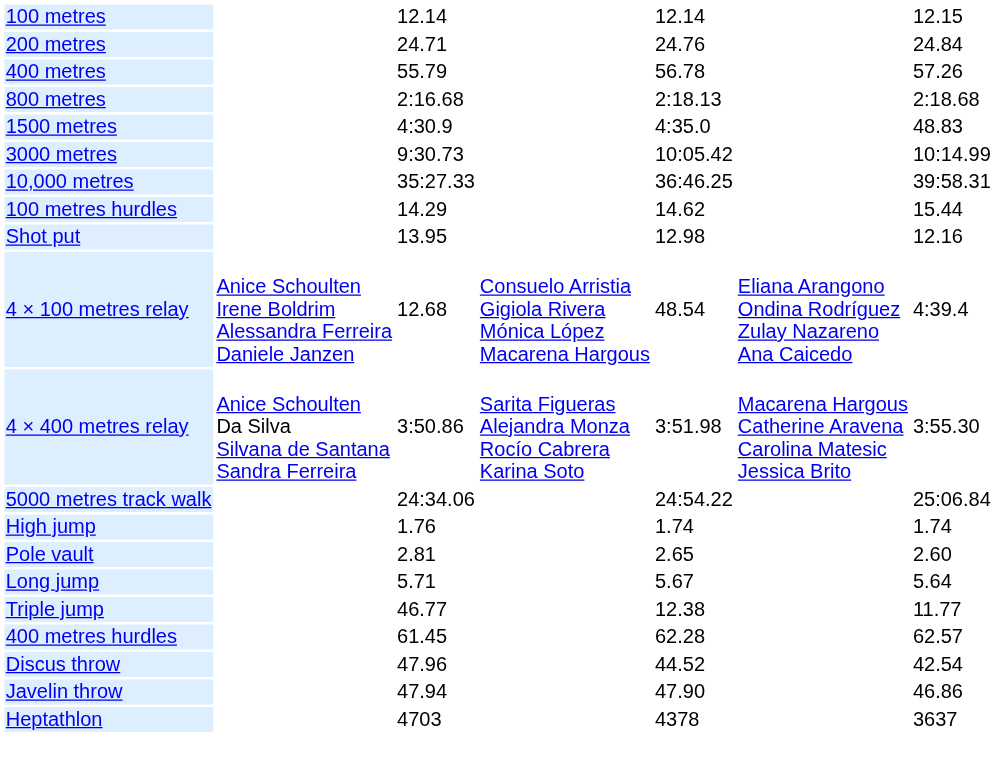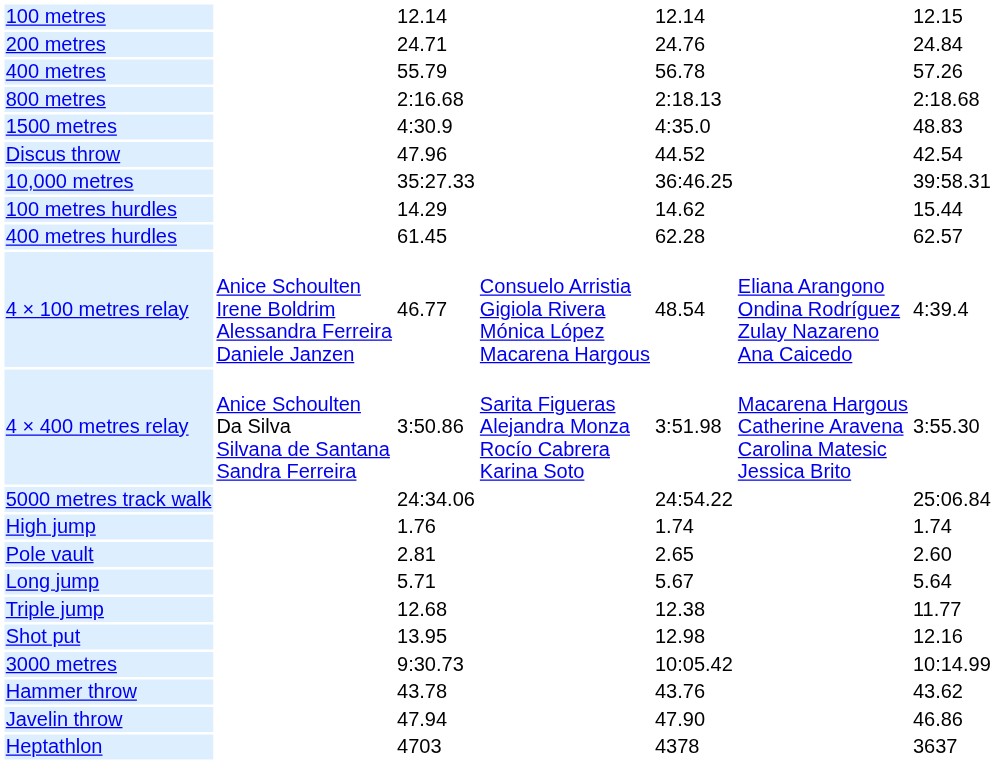rows swapped: (61, 154) <-> (63, 664)
rows swapped: (91, 636) <-> (43, 236)
(422, 309) 12.68 -> (422, 309) 46.77
(422, 609) 46.77 -> (422, 609) 12.68
+ row: (71, 691)
